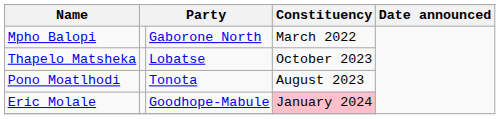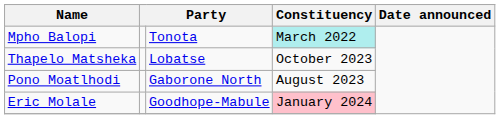(205, 37) Gaborone North -> (173, 37) Tonota
(316, 37) no background -> (316, 37) paleturquoise background
(173, 81) Tonota -> (205, 81) Gaborone North
